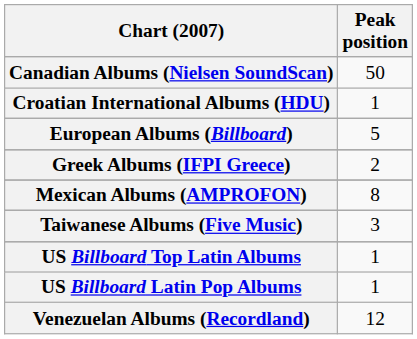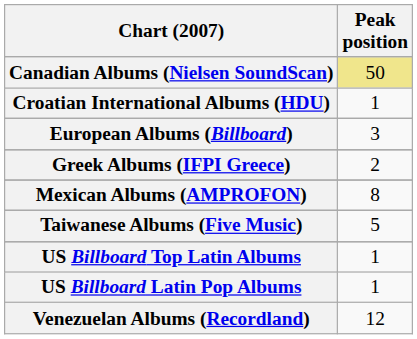(375, 72) no background -> (375, 72) khaki background
(375, 133) 5 -> (375, 133) 3
(375, 225) 3 -> (375, 225) 5
